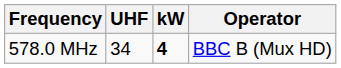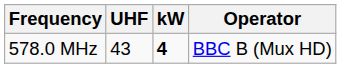(121, 48) 34 -> (121, 48) 43
